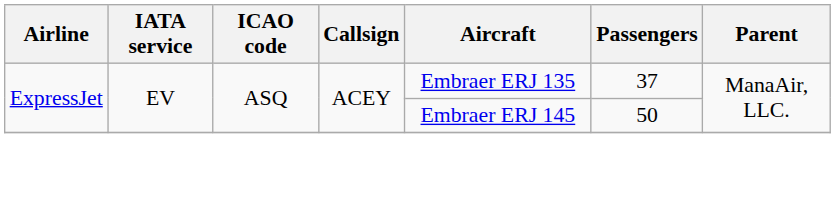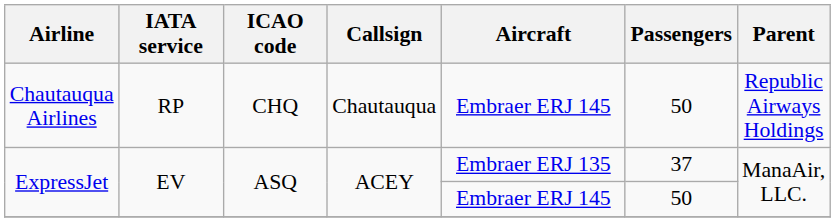+ row: (62, 105)
